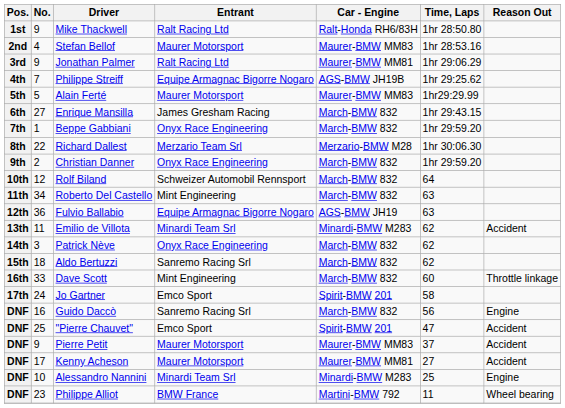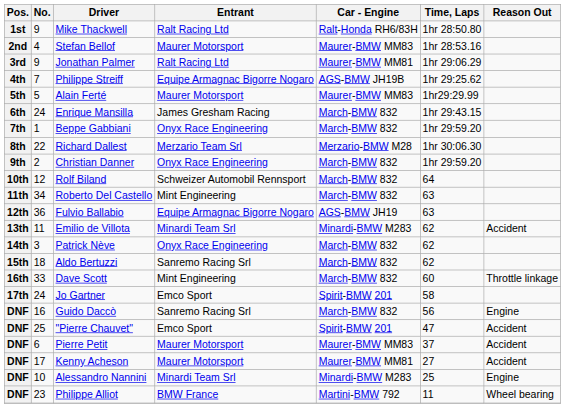(40, 112) 27 -> (40, 112) 24
(37, 345) 9 -> (37, 345) 6
